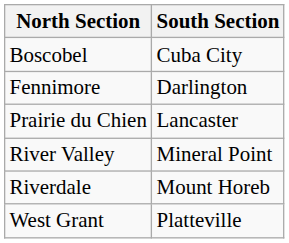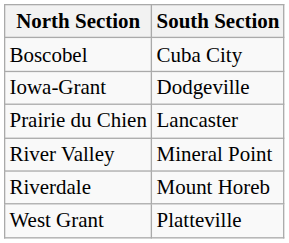- row: (55, 87)
+ row: (58, 87)
